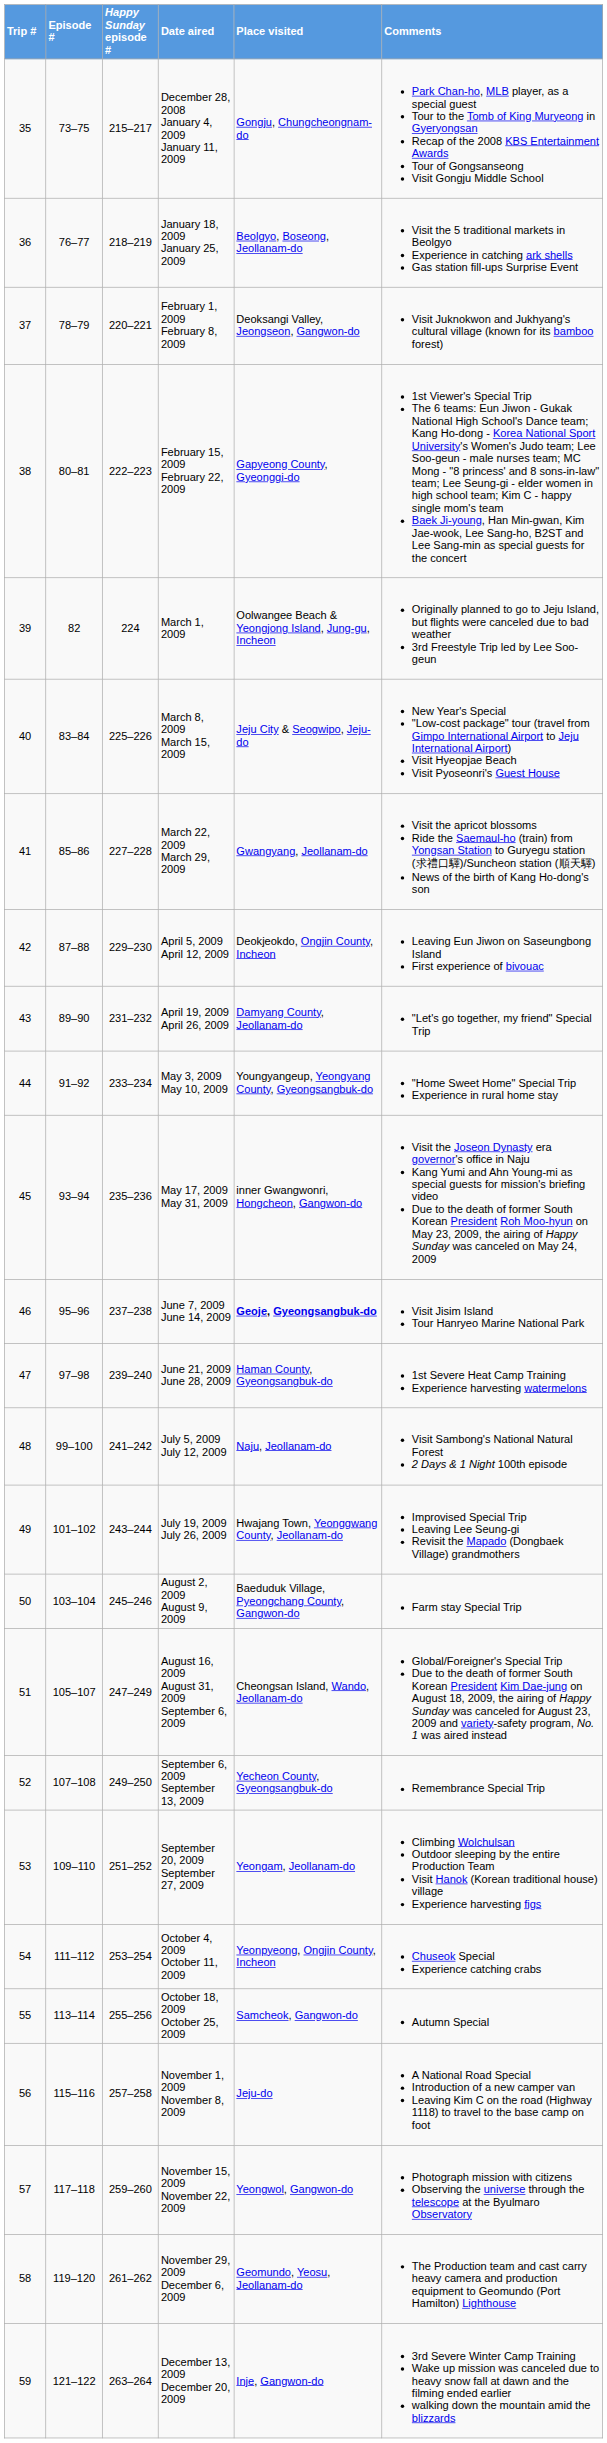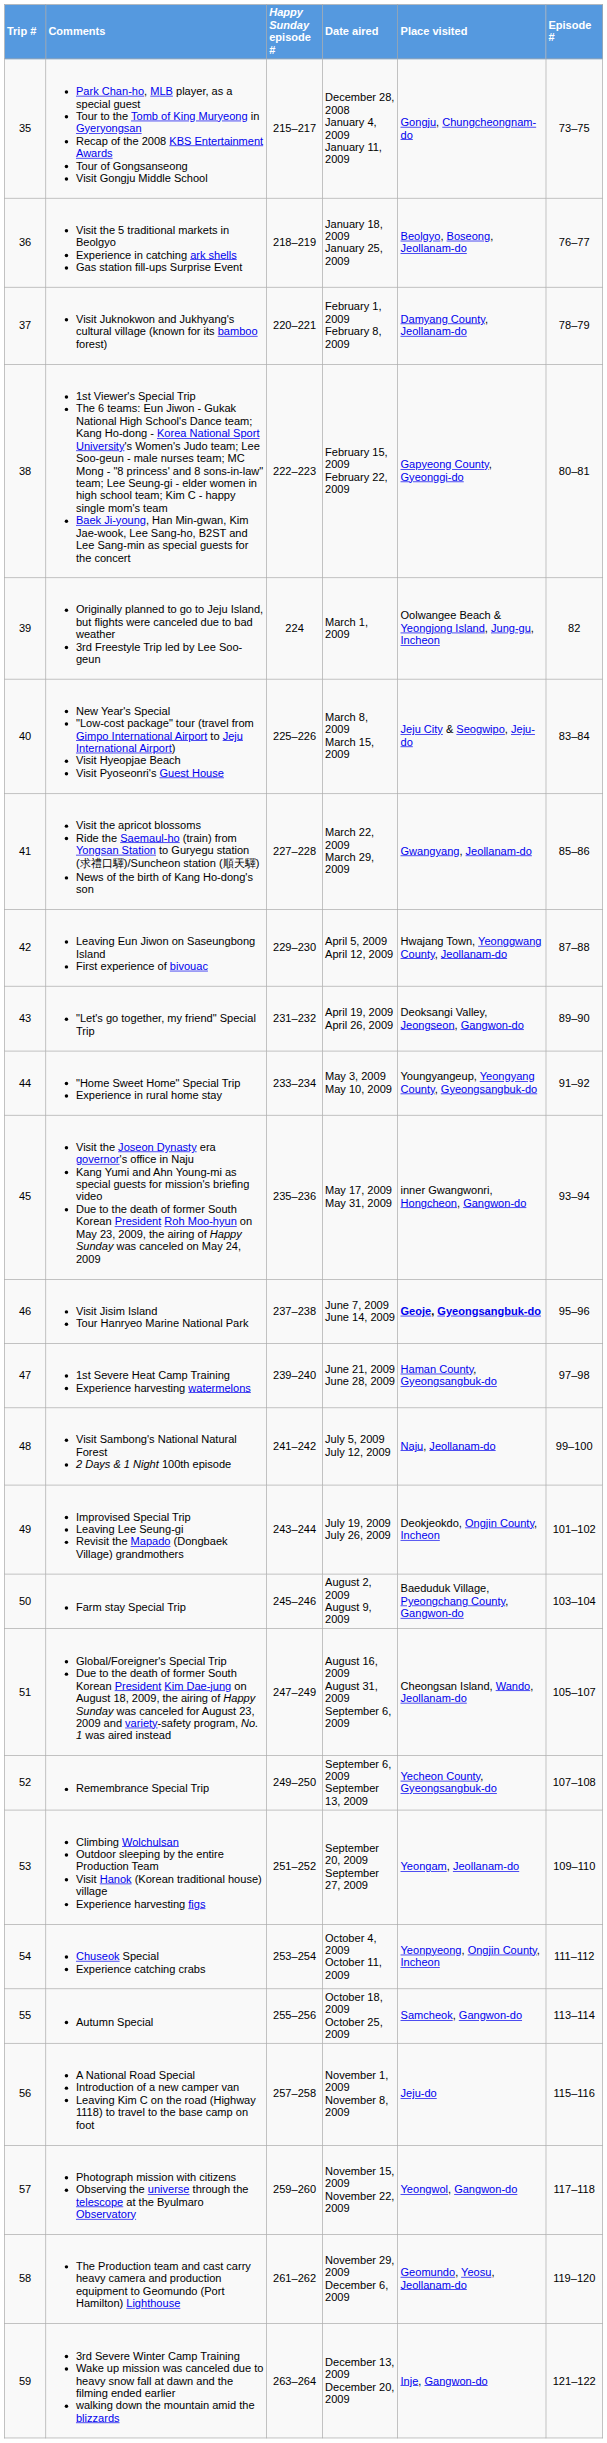columns swapped: (70, 31) <-> (413, 31)
(298, 325) Deoksangi Valley, Jeongseon, Gangwon-do -> (444, 325) Damyang County, Jeollanam-do
(305, 948) Deokjeokdo, Ongjin County, Incheon -> (471, 948) Hwajang Town, Yeonggwang County, Jeollanam-do
(280, 1018) Damyang County, Jeollanam-do -> (462, 1018) Deoksangi Valley, Jeongseon, Gangwon-do
(307, 1529) Hwajang Town, Yeonggwang County, Jeollanam-do -> (469, 1529) Deokjeokdo, Ongjin County, Incheon
